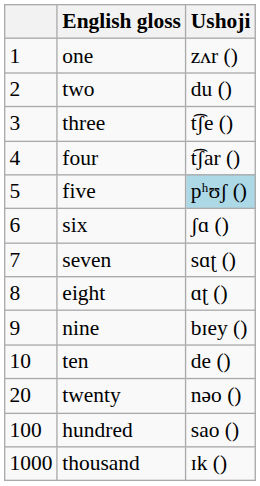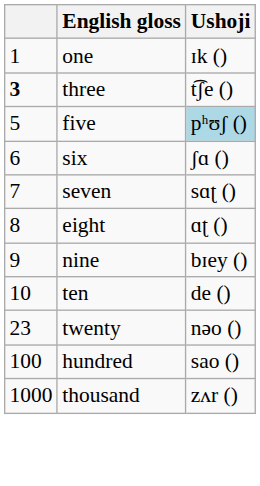(214, 55) zʌr () -> (209, 55) ɪk ()
- row: (78, 89)
(15, 123) normal -> (15, 89) bold
- row: (80, 157)
(20, 395) 20 -> (20, 327) 23
(209, 463) ɪk () -> (214, 395) zʌr ()
